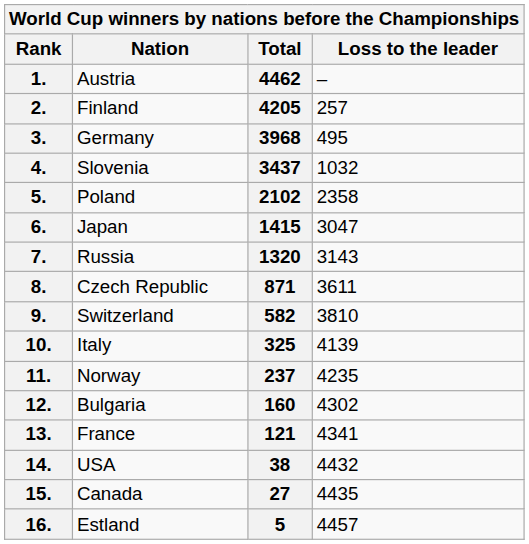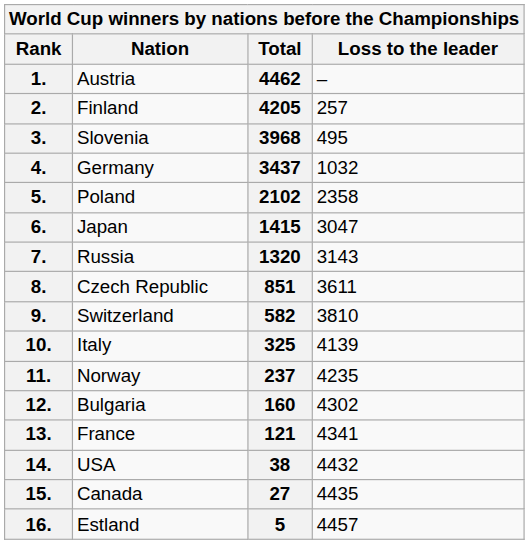(115, 138) Germany -> (113, 138) Slovenia
(113, 167) Slovenia -> (115, 167) Germany
(280, 286) 871 -> (280, 286) 851
